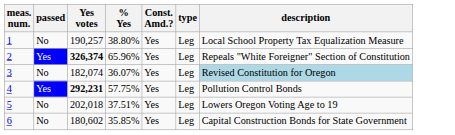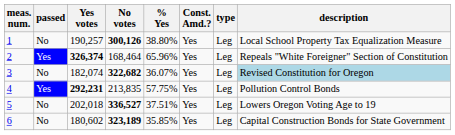+ column: (125, 18)
